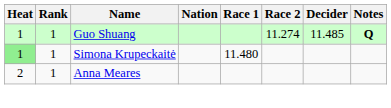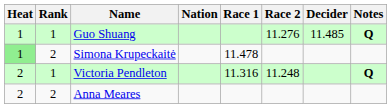(283, 34) 11.274 -> (283, 34) 11.276
(53, 53) 1 -> (53, 53) 2
(241, 53) 11.480 -> (241, 53) 11.478
+ row: (120, 73)
(53, 73) 1 -> (53, 93) 2
